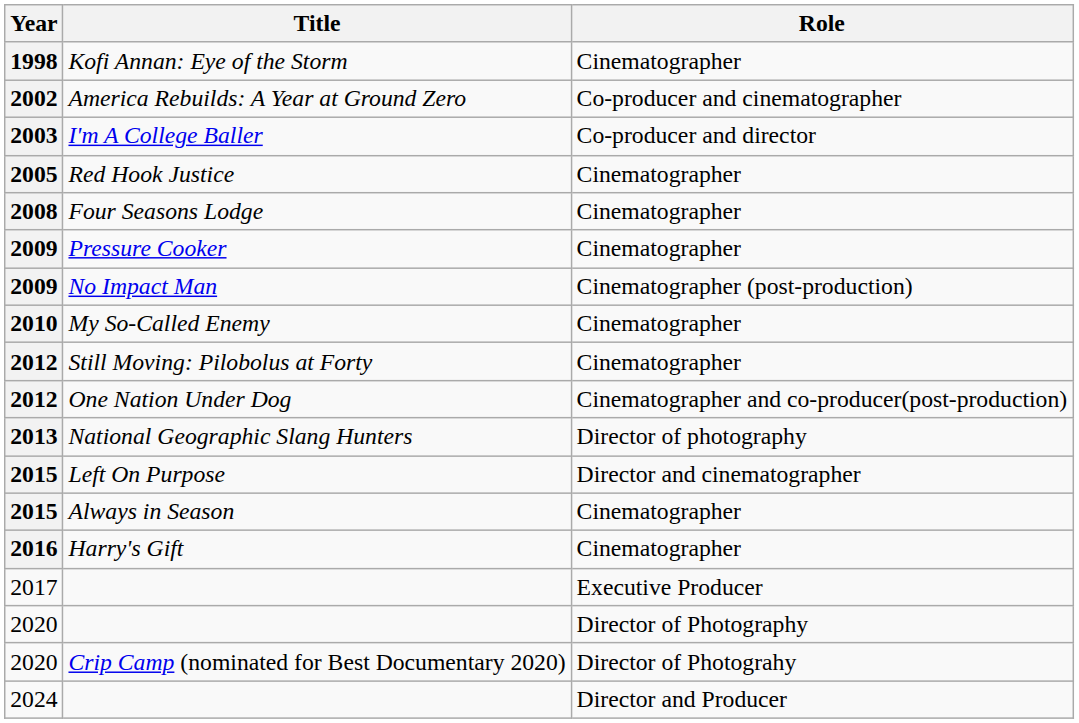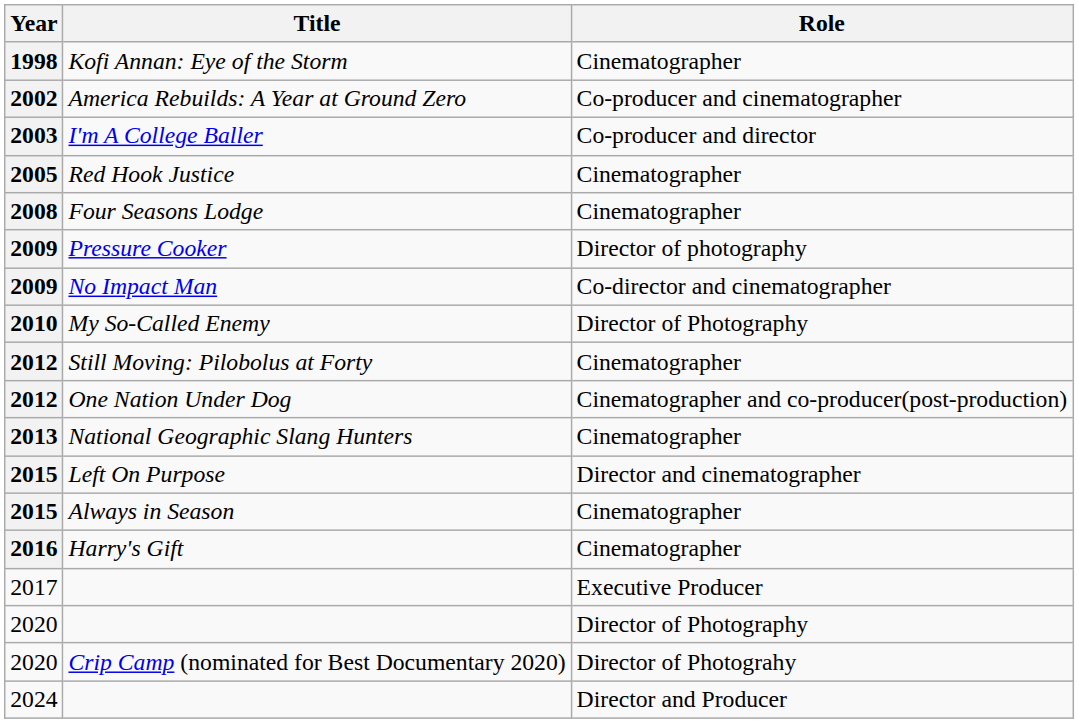(659, 248) Cinematographer -> (692, 248) Director of photography
(745, 286) Cinematographer (post-production) -> (734, 286) Co-director and cinematographer
(659, 323) Cinematographer -> (692, 323) Director of Photography
(692, 436) Director of photography -> (659, 436) Cinematographer
